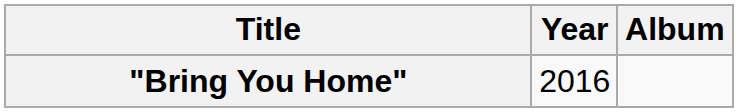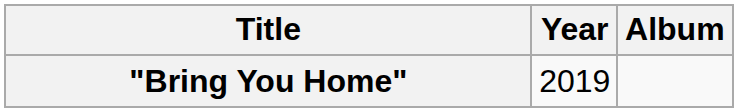(575, 80) 2016 -> (575, 80) 2019
